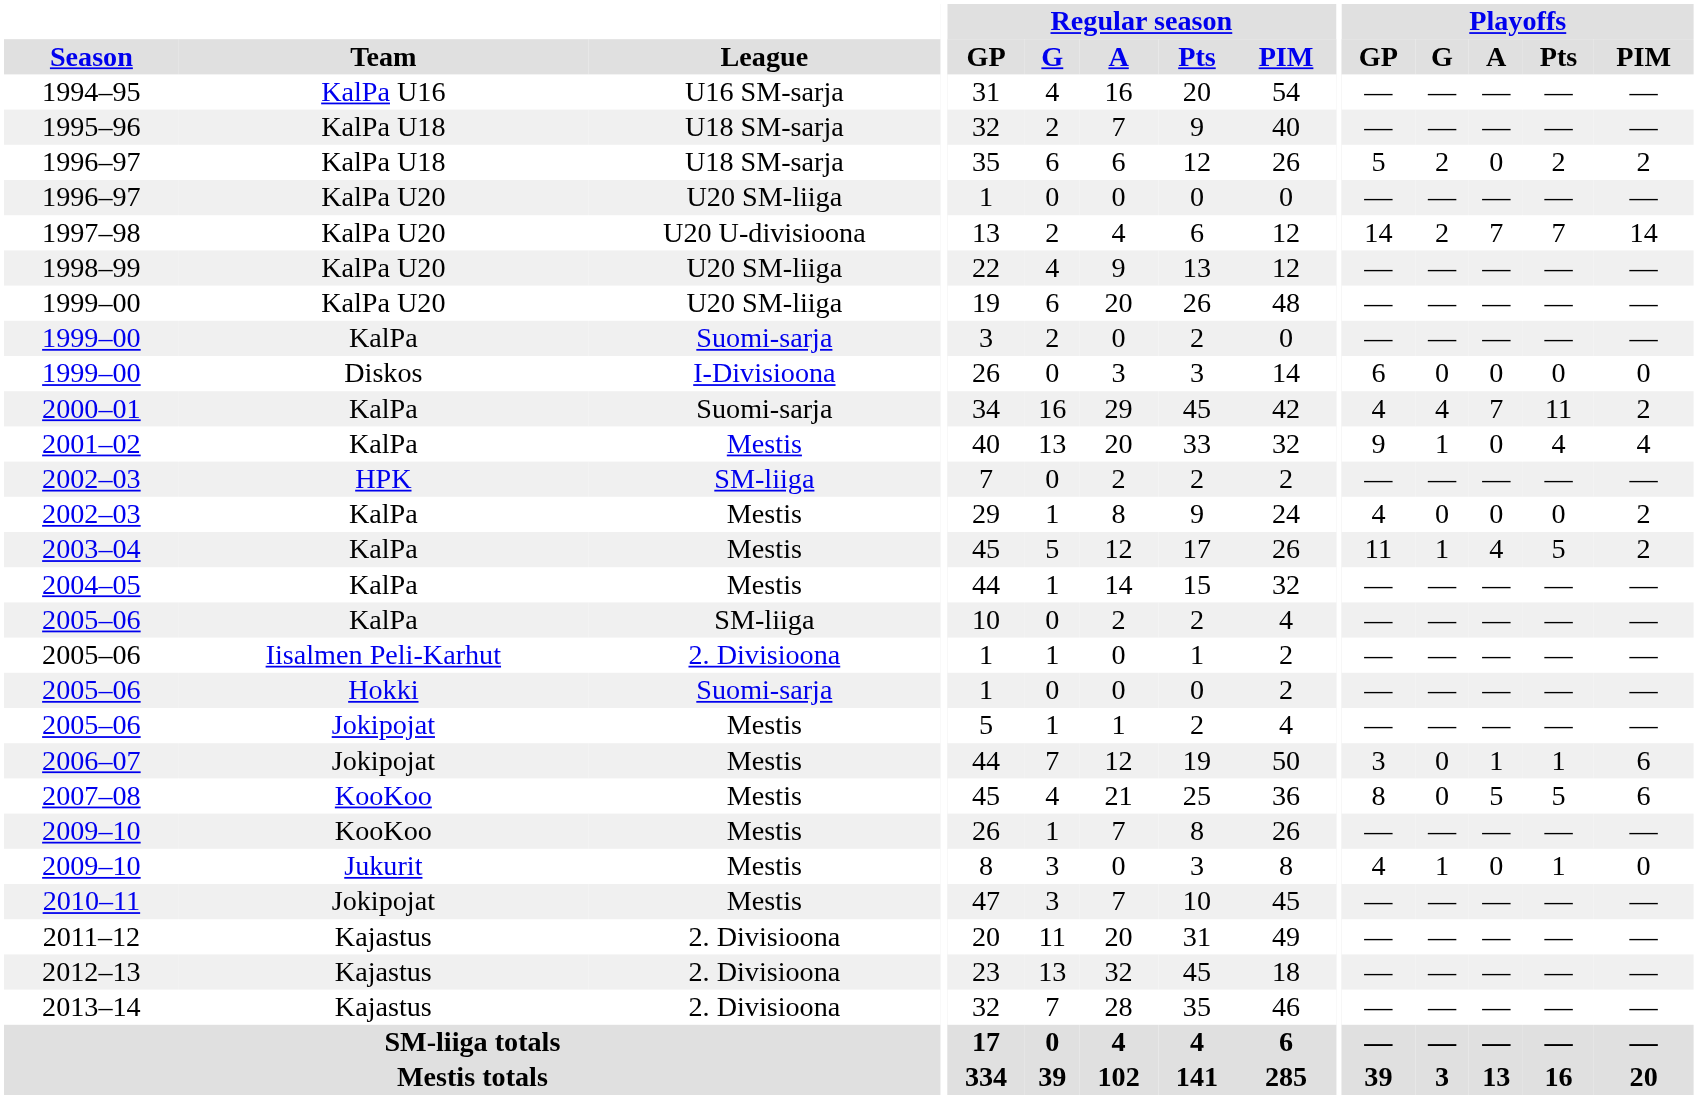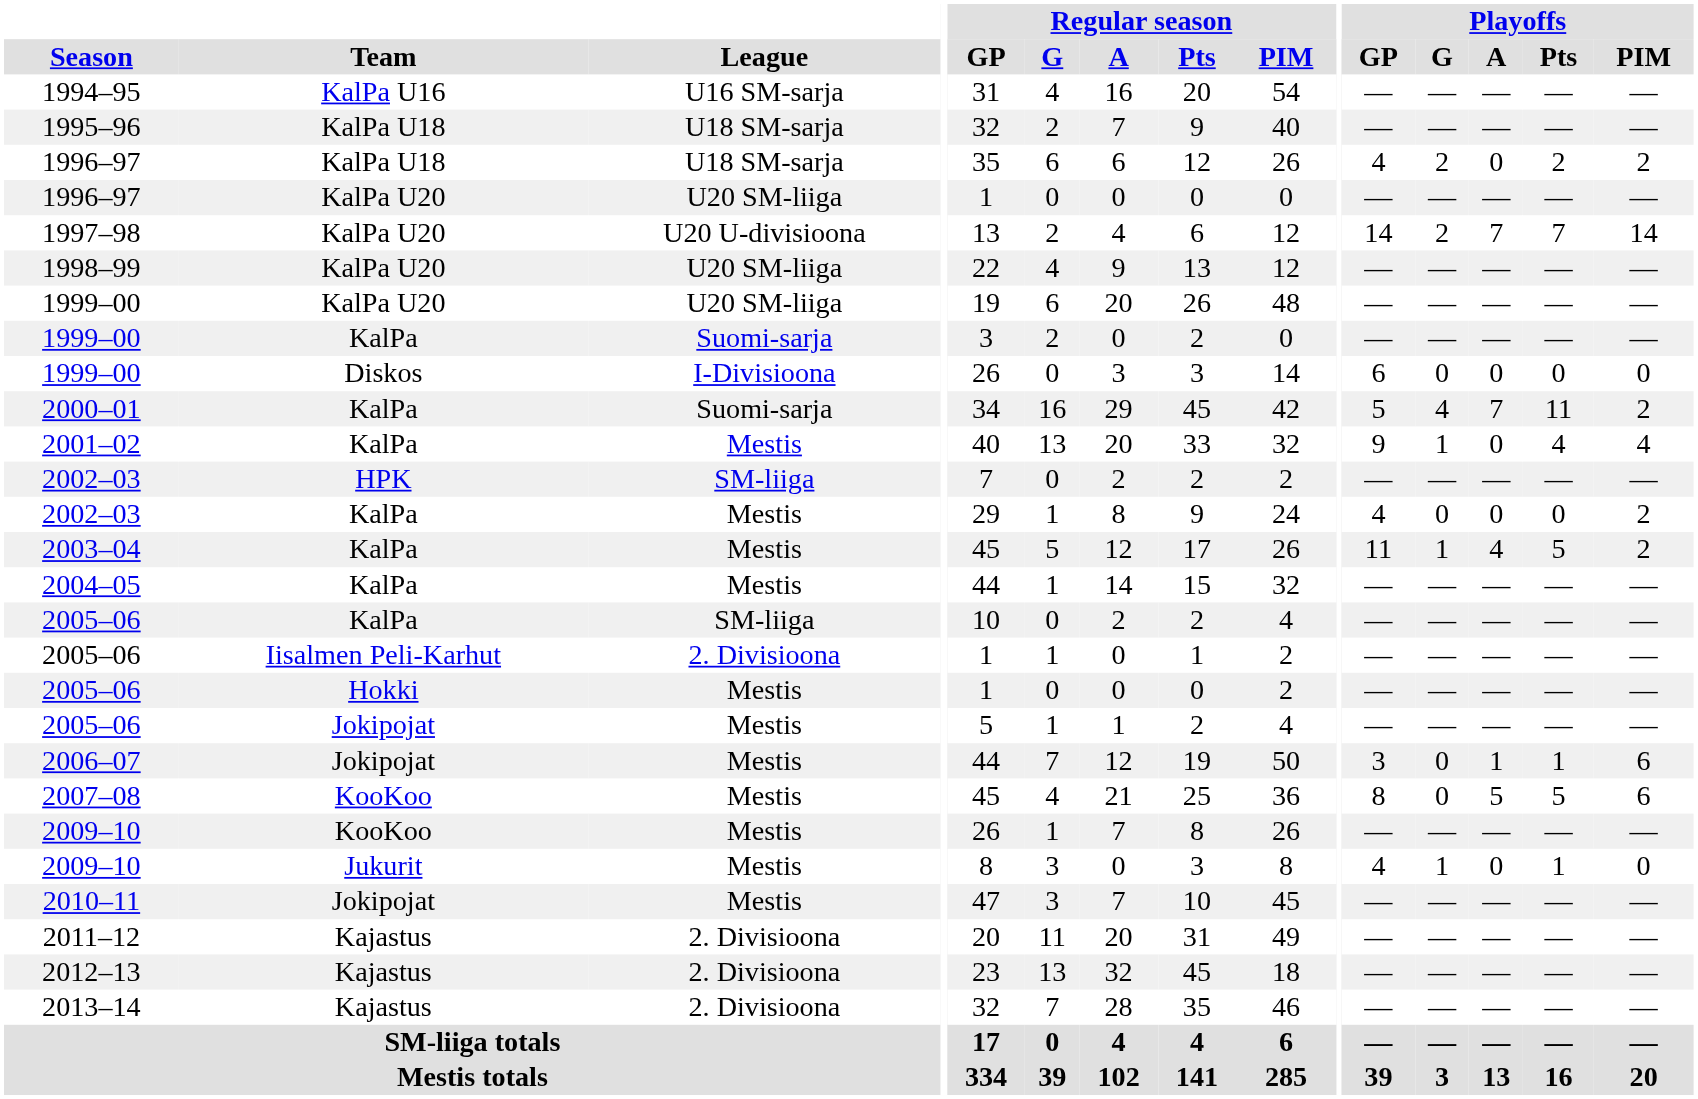(1378, 162) 5 -> (1378, 162) 4
(1378, 408) 4 -> (1378, 408) 5
(764, 690) Suomi-sarja -> (764, 690) Mestis
